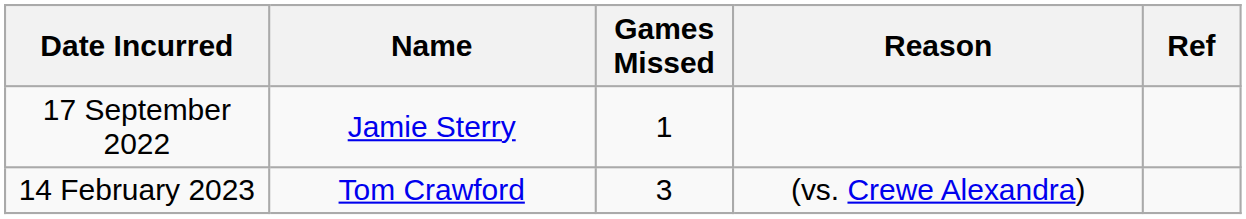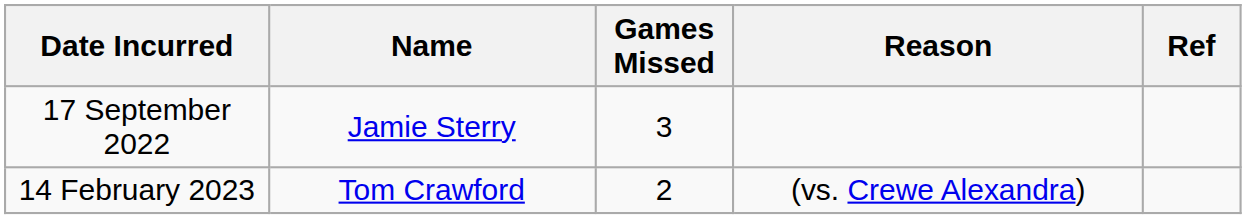(664, 126) 1 -> (664, 126) 3
(664, 190) 3 -> (664, 190) 2
